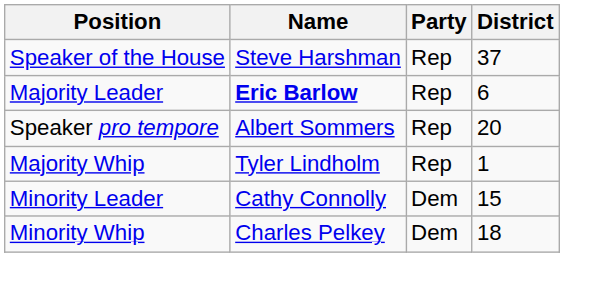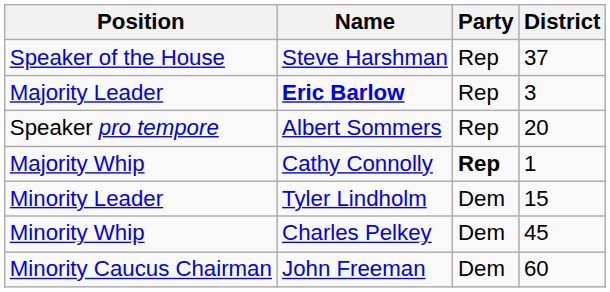(483, 92) 6 -> (530, 92) 3
(308, 163) Tyler Lindholm -> (358, 163) Cathy Connolly
(432, 163) normal -> (479, 163) bold
(311, 198) Cathy Connolly -> (354, 198) Tyler Lindholm
(489, 233) 18 -> (536, 233) 45
+ row: (141, 269)
